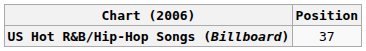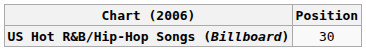(327, 36) 37 -> (327, 36) 30
